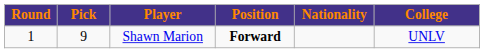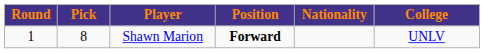(84, 36) 9 -> (84, 36) 8
